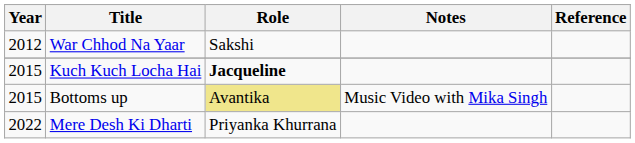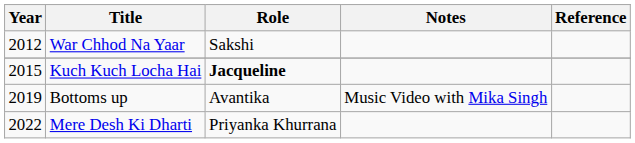(25, 97) 2015 -> (25, 97) 2019
(239, 97) khaki background -> (239, 97) no background
